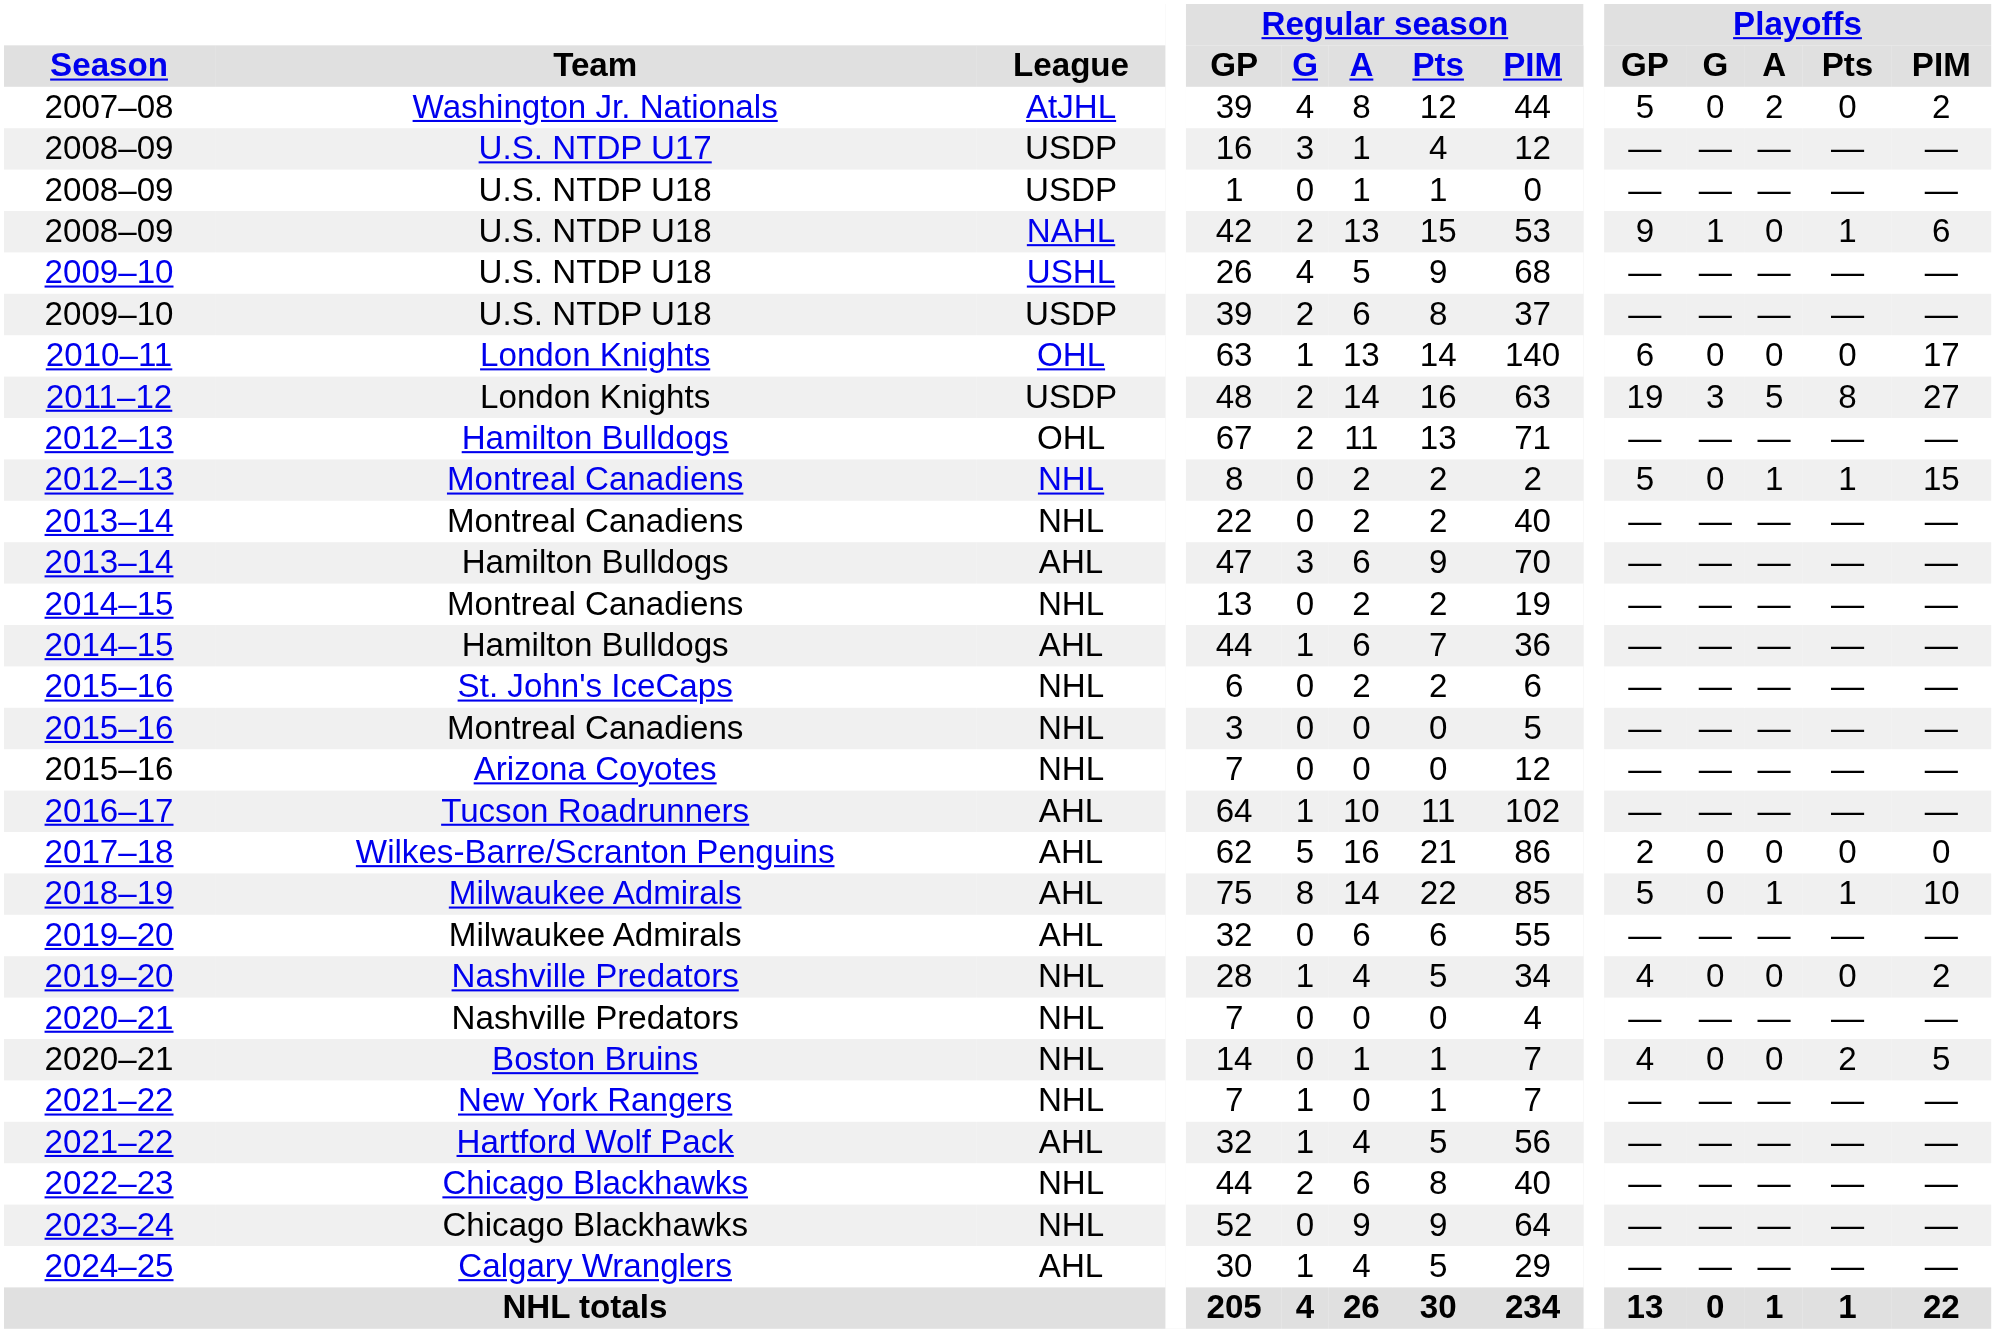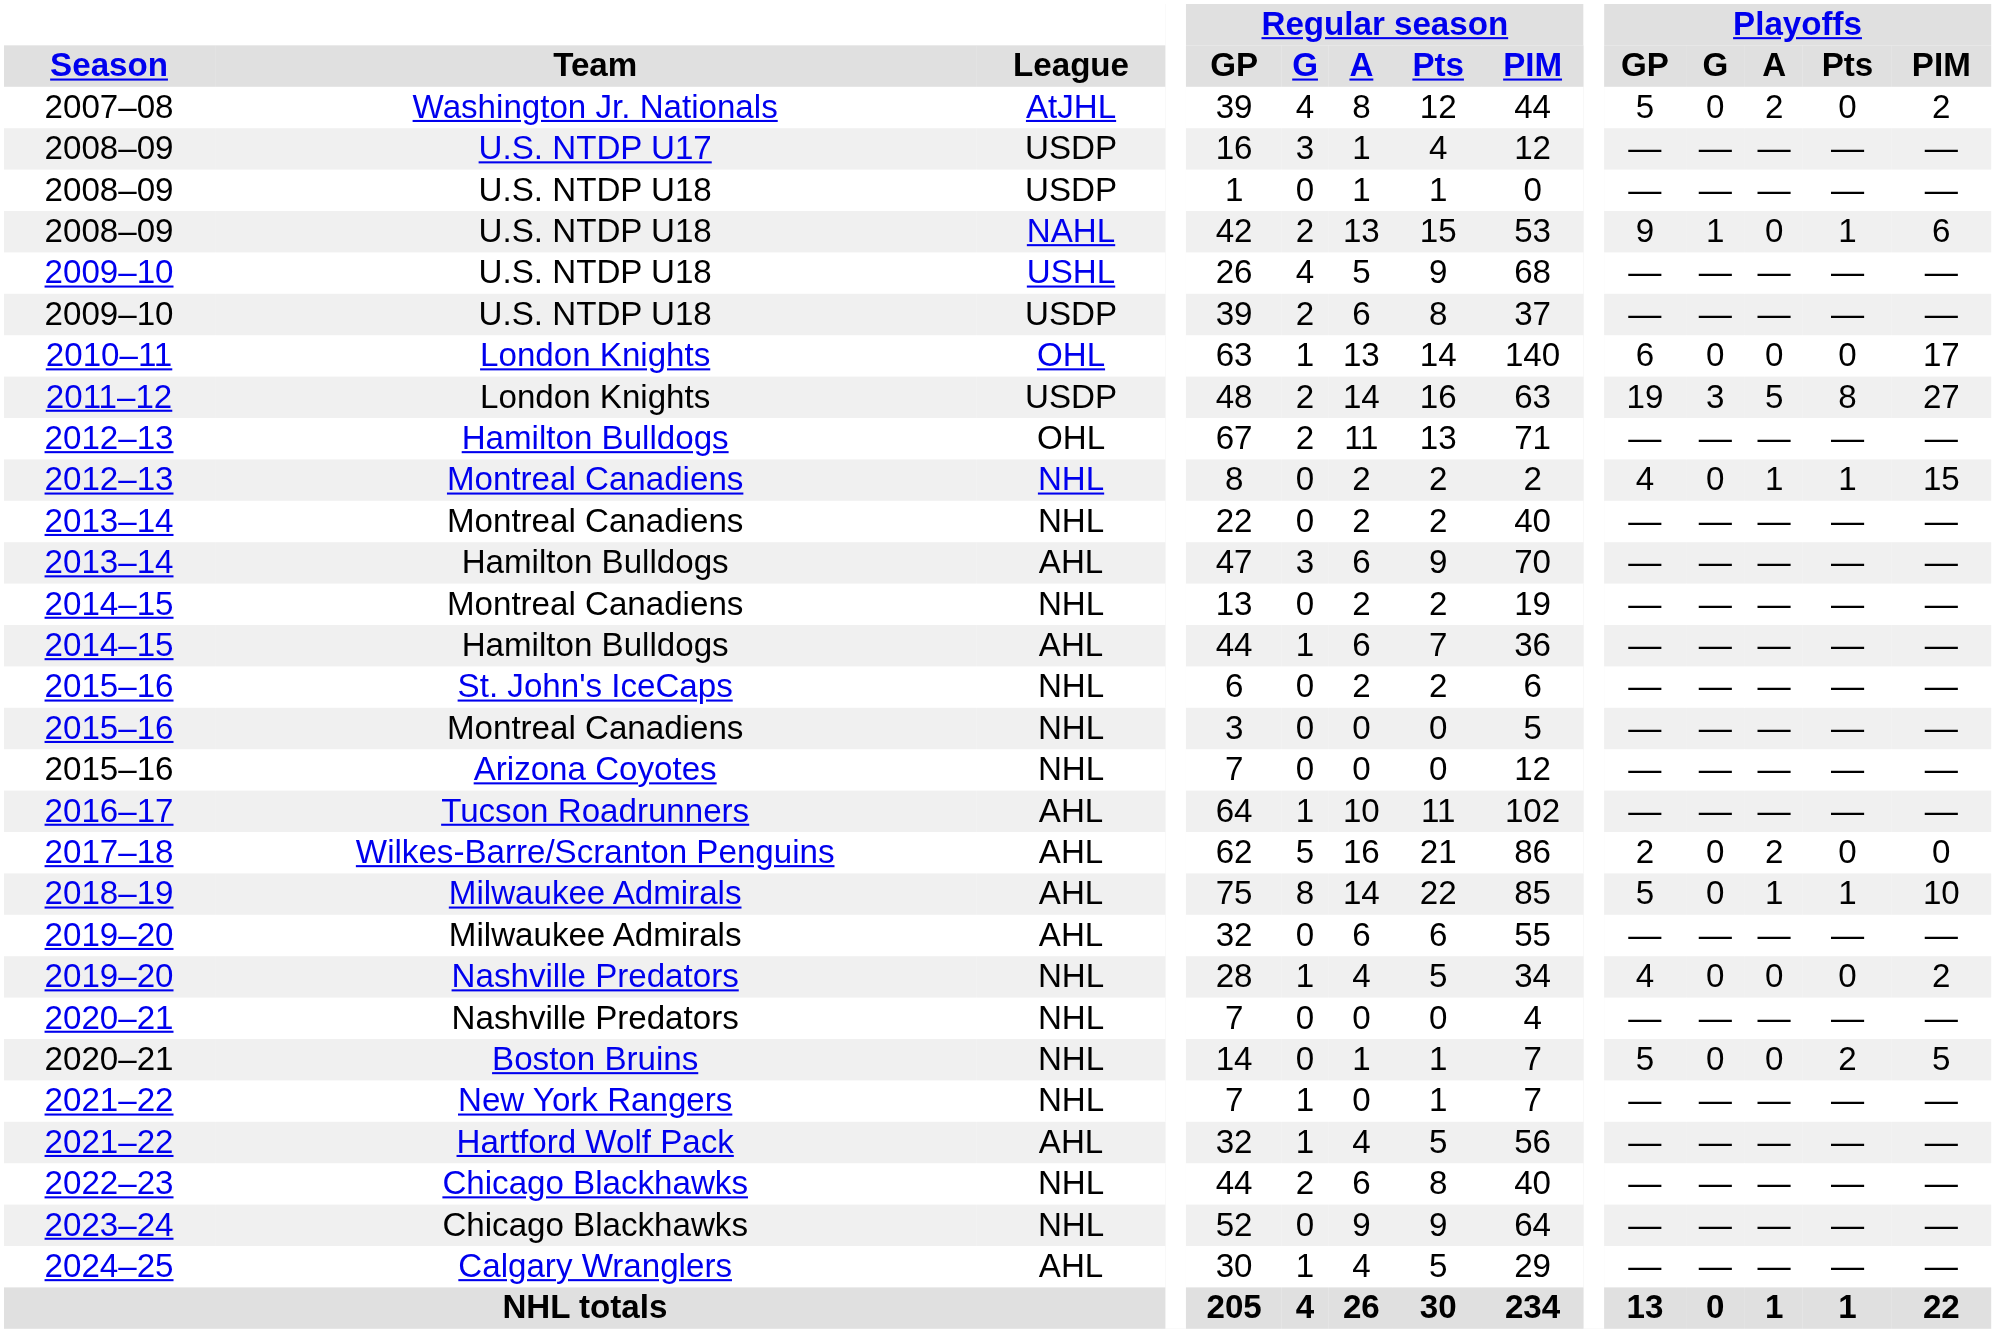(1645, 479) 5 -> (1645, 479) 4
(1774, 852) 0 -> (1774, 852) 2
(1645, 1059) 4 -> (1645, 1059) 5
